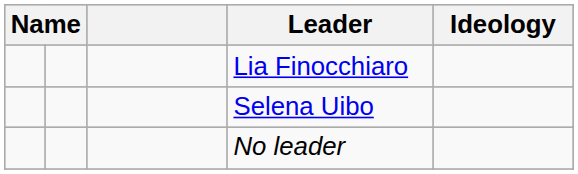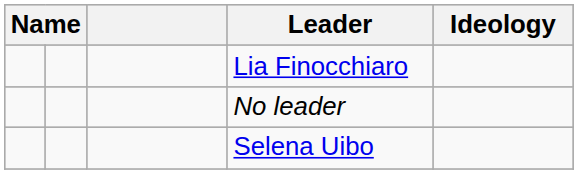rows swapped: (304, 106) <-> (289, 147)
